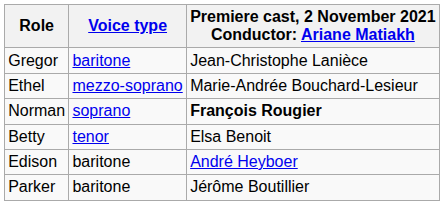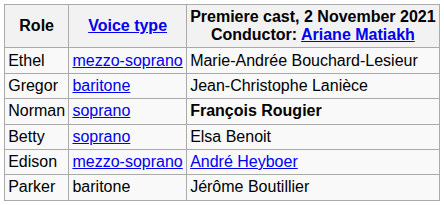rows swapped: (33, 60) <-> (26, 85)
(91, 136) tenor -> (101, 136) soprano
(101, 162) baritone -> (128, 162) mezzo-soprano
